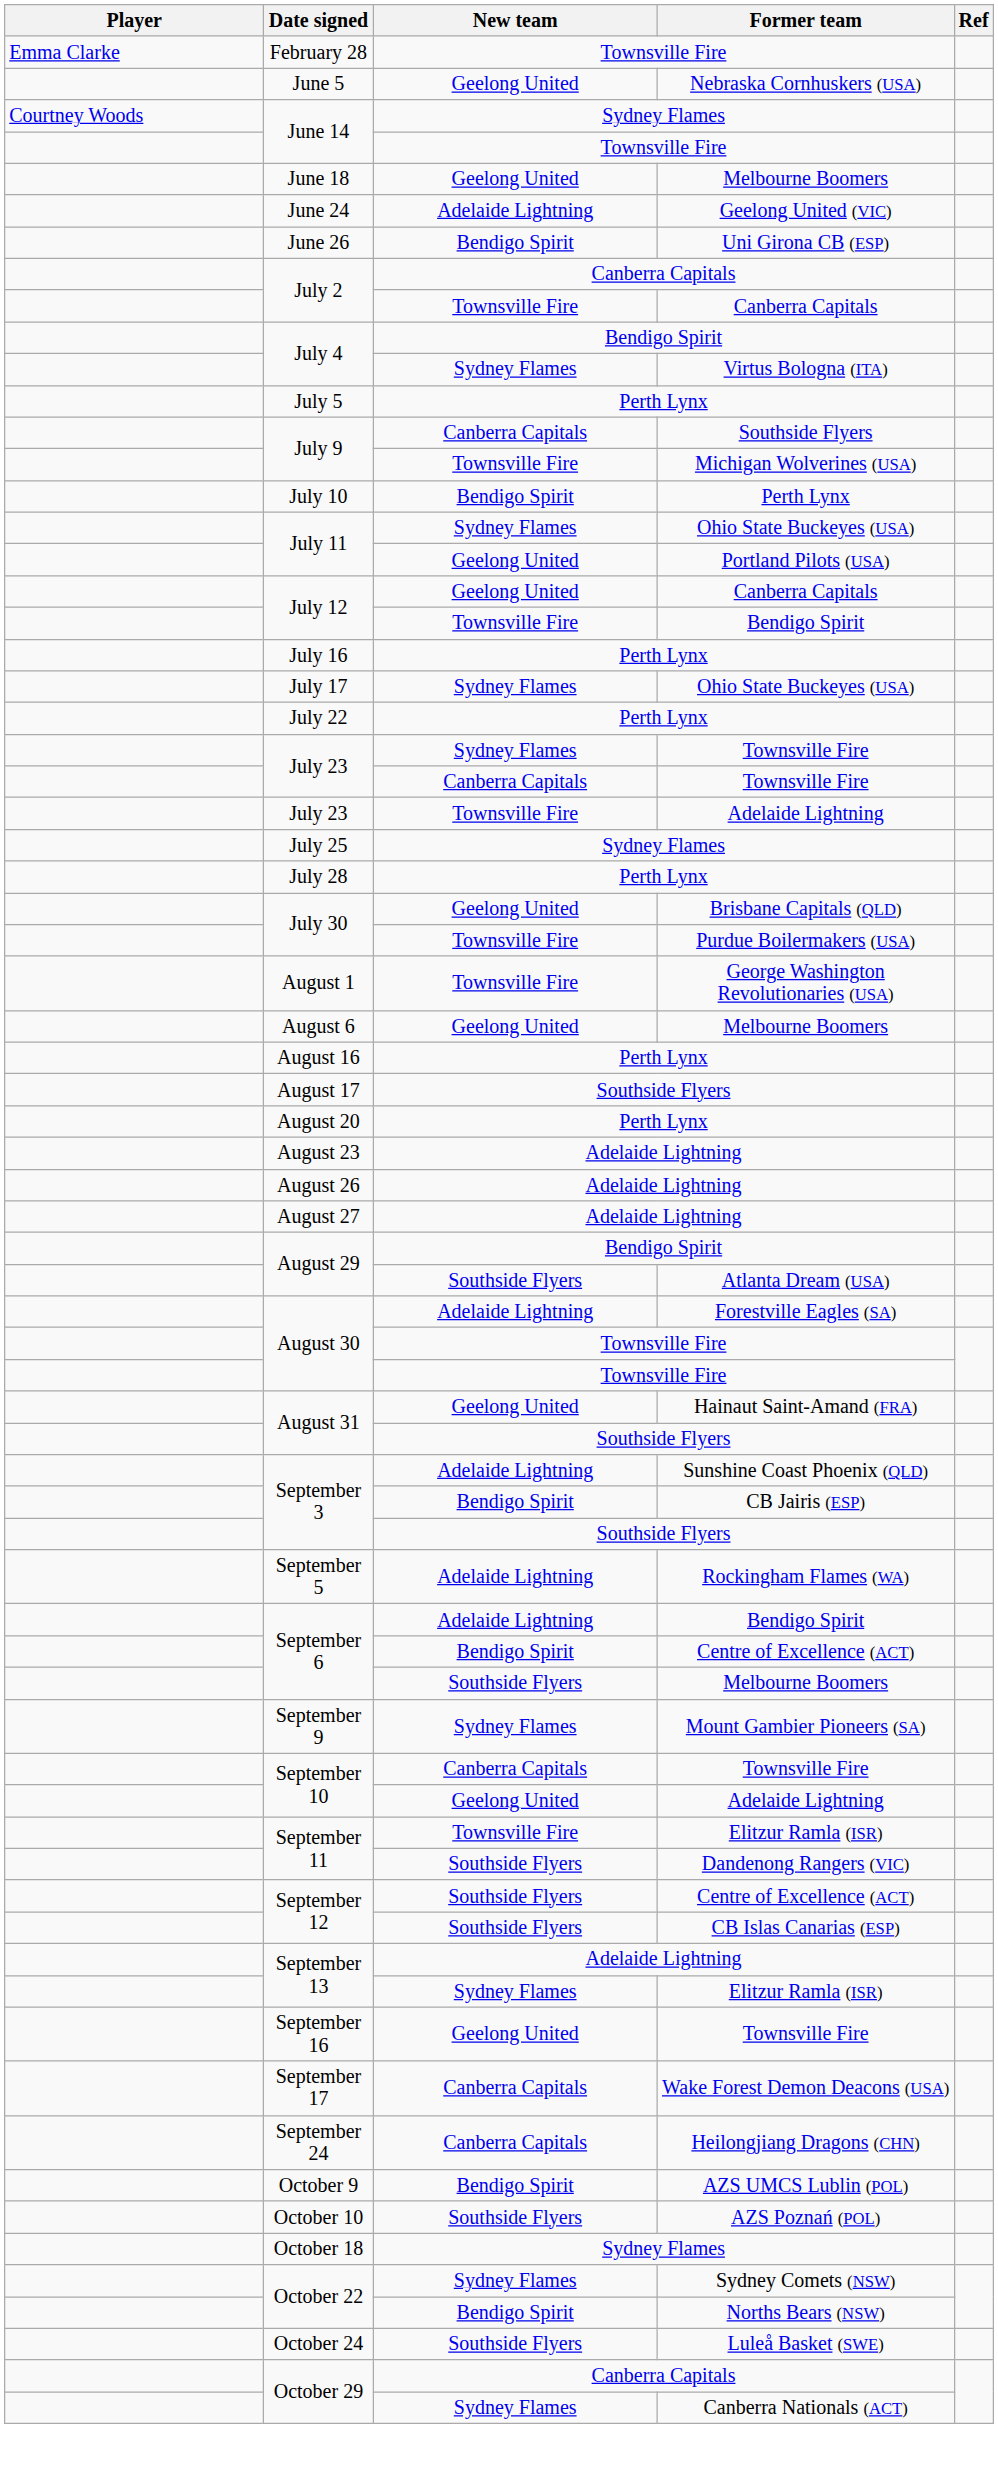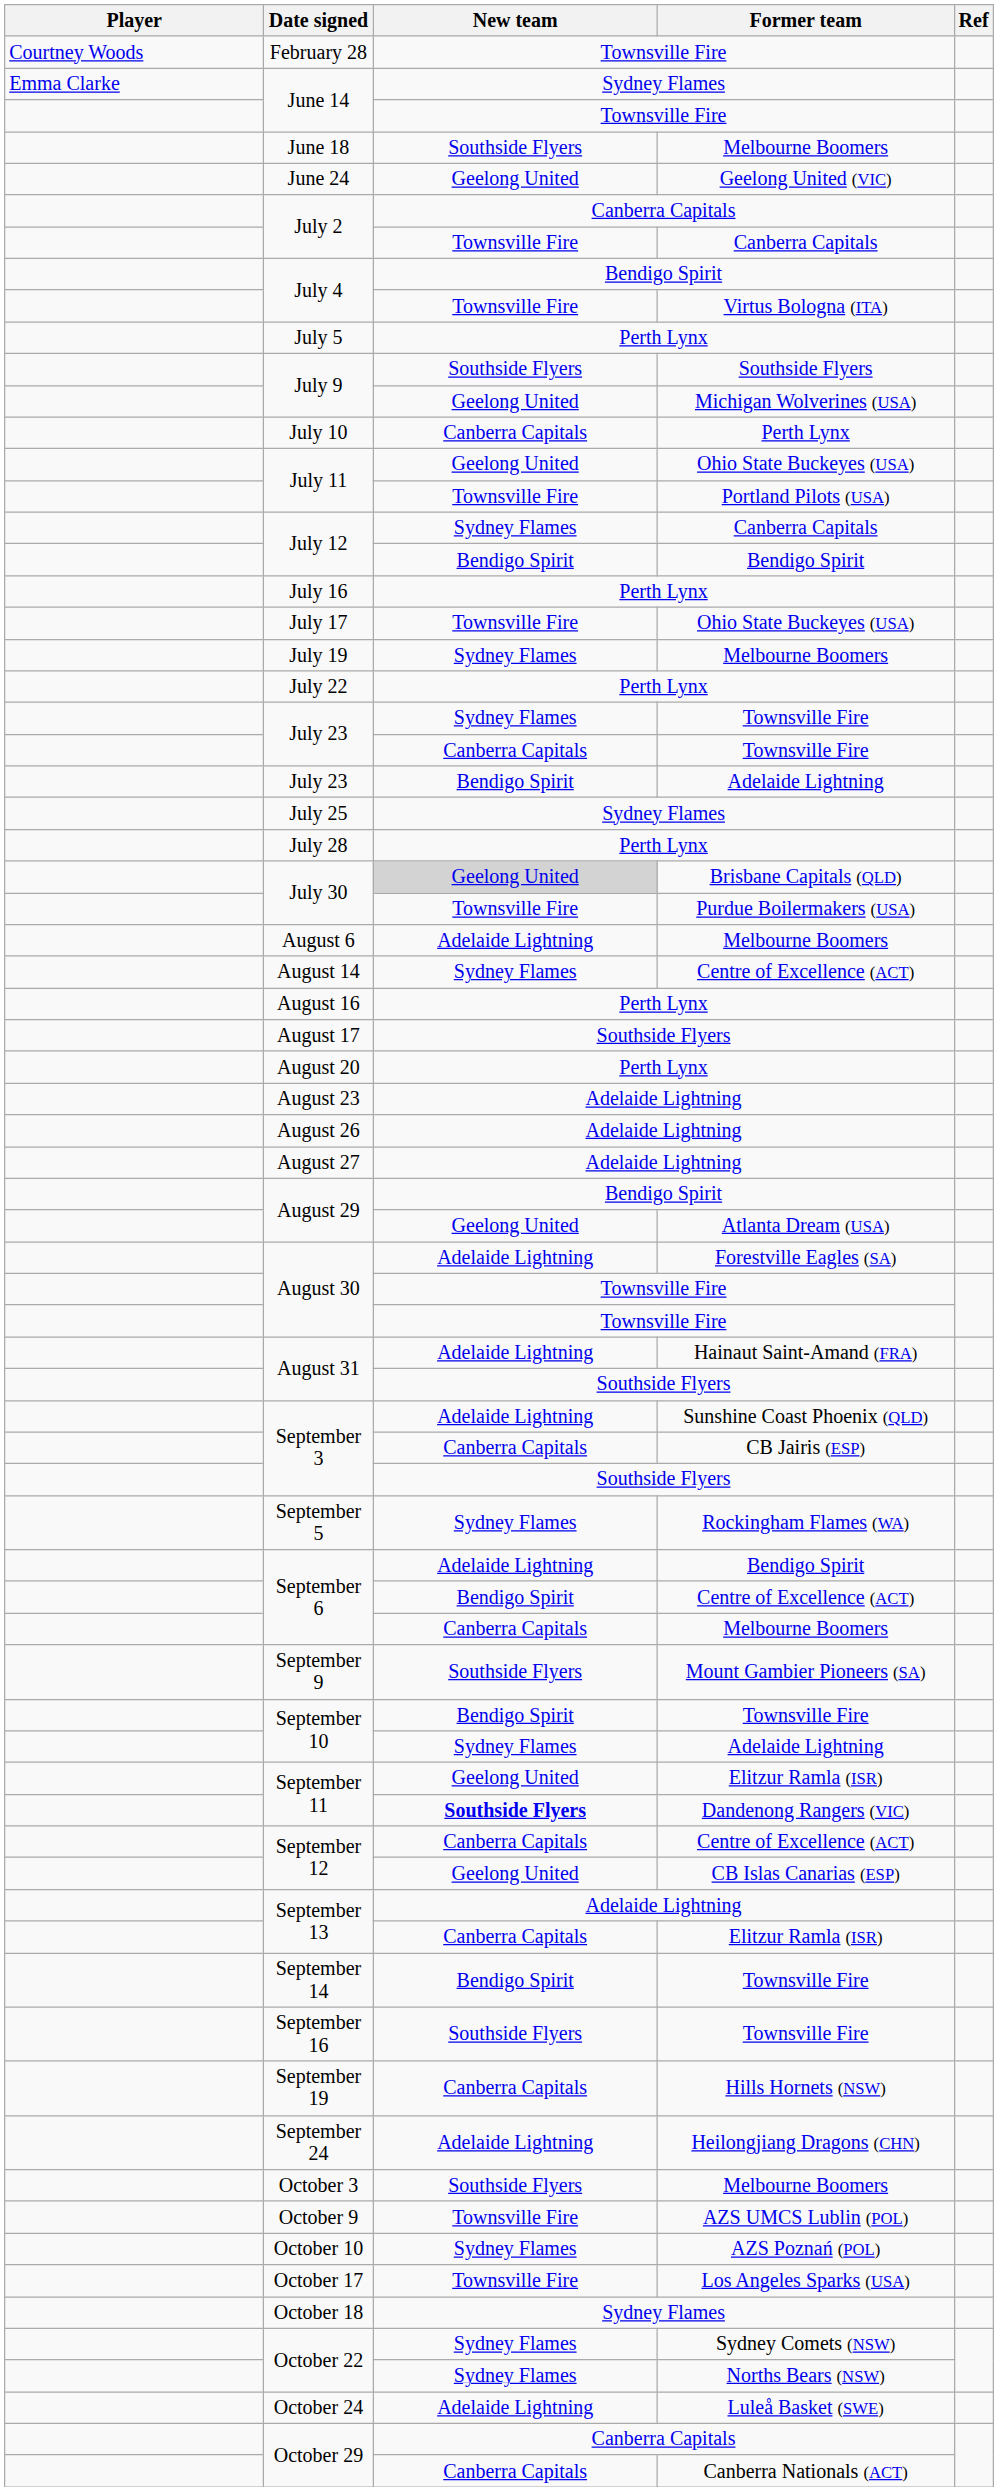(64, 52) Emma Clarke -> (76, 52) Courtney Woods
- row: (318, 83)
(76, 115) Courtney Woods -> (64, 83) Emma Clarke
(515, 178) Geelong United -> (515, 147) Southside Flyers
(515, 210) Adelaide Lightning -> (515, 178) Geelong United
- row: (318, 242)
(515, 369) Sydney Flames -> (515, 305) Townsville Fire
(515, 432) Canberra Capitals -> (515, 369) Southside Flyers
(515, 464) Townsville Fire -> (515, 400) Geelong United
(515, 496) Bendigo Spirit -> (515, 432) Canberra Capitals
(515, 527) Sydney Flames -> (515, 464) Geelong United
(515, 559) Geelong United -> (515, 496) Townsville Fire
(515, 591) Geelong United -> (515, 527) Sydney Flames
(515, 623) Townsville Fire -> (515, 559) Bendigo Spirit
(515, 686) Sydney Flames -> (515, 623) Townsville Fire
+ row: (318, 654)
(515, 813) Townsville Fire -> (515, 781) Bendigo Spirit
(515, 908) no background -> (515, 876) lightgrey background
- row: (318, 983)
(515, 1026) Geelong United -> (515, 940) Adelaide Lightning
+ row: (318, 971)
(515, 1279) Southside Flyers -> (515, 1225) Geelong United
(515, 1406) Geelong United -> (515, 1352) Adelaide Lightning
(515, 1501) Bendigo Spirit -> (515, 1447) Canberra Capitals
(515, 1576) Adelaide Lightning -> (515, 1522) Sydney Flames
(515, 1683) Southside Flyers -> (515, 1628) Canberra Capitals
(515, 1725) Sydney Flames -> (515, 1671) Southside Flyers
(515, 1768) Canberra Capitals -> (515, 1714) Bendigo Spirit
(515, 1800) Geelong United -> (515, 1746) Sydney Flames
(515, 1832) Townsville Fire -> (515, 1778) Geelong United
(515, 1864) normal -> (515, 1809) bold
(515, 1895) Southside Flyers -> (515, 1841) Canberra Capitals
(515, 1927) Southside Flyers -> (515, 1873) Geelong United
(515, 1990) Sydney Flames -> (515, 1936) Canberra Capitals
+ row: (318, 1979)
(515, 2033) Geelong United -> (515, 2033) Southside Flyers
- row: (318, 2088)
+ row: (318, 2088)
(515, 2142) Canberra Capitals -> (515, 2142) Adelaide Lightning
+ row: (318, 2185)
(515, 2185) Bendigo Spirit -> (515, 2217) Townsville Fire
(515, 2217) Southside Flyers -> (515, 2248) Sydney Flames
+ row: (318, 2280)
(515, 2312) Bendigo Spirit -> (515, 2375) Sydney Flames
(515, 2343) Southside Flyers -> (515, 2407) Adelaide Lightning
(515, 2407) Sydney Flames -> (515, 2470) Canberra Capitals
